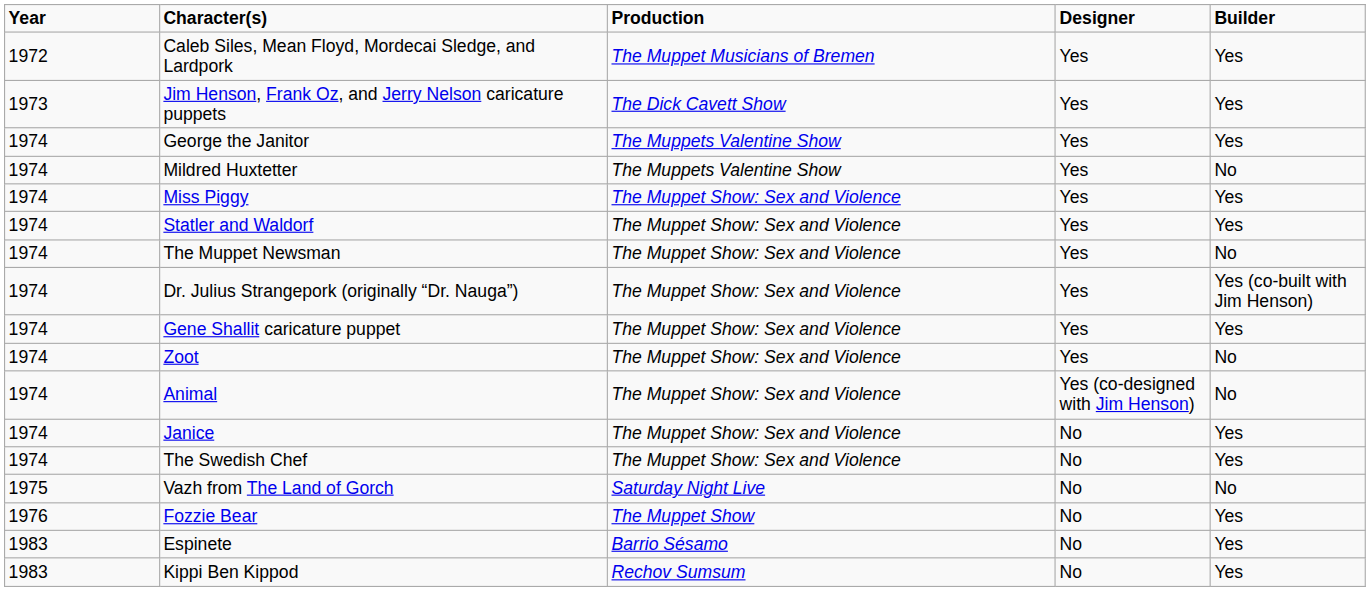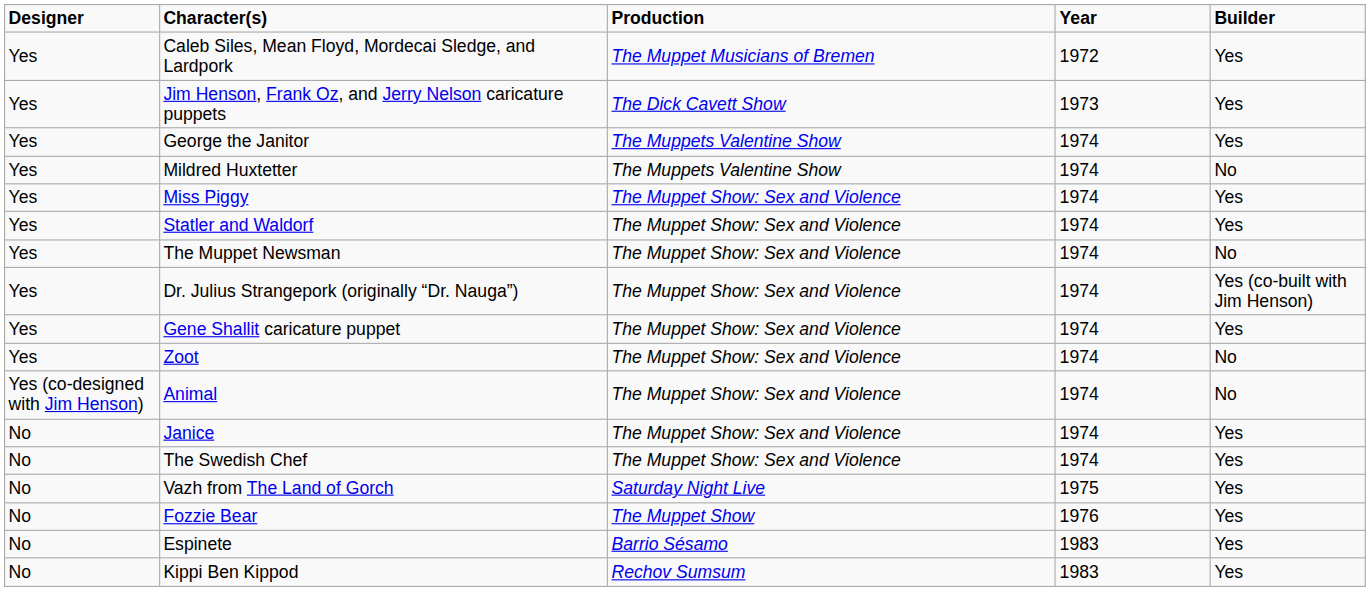columns swapped: (27, 18) <-> (1097, 18)
(1226, 488) No -> (1229, 488) Yes
